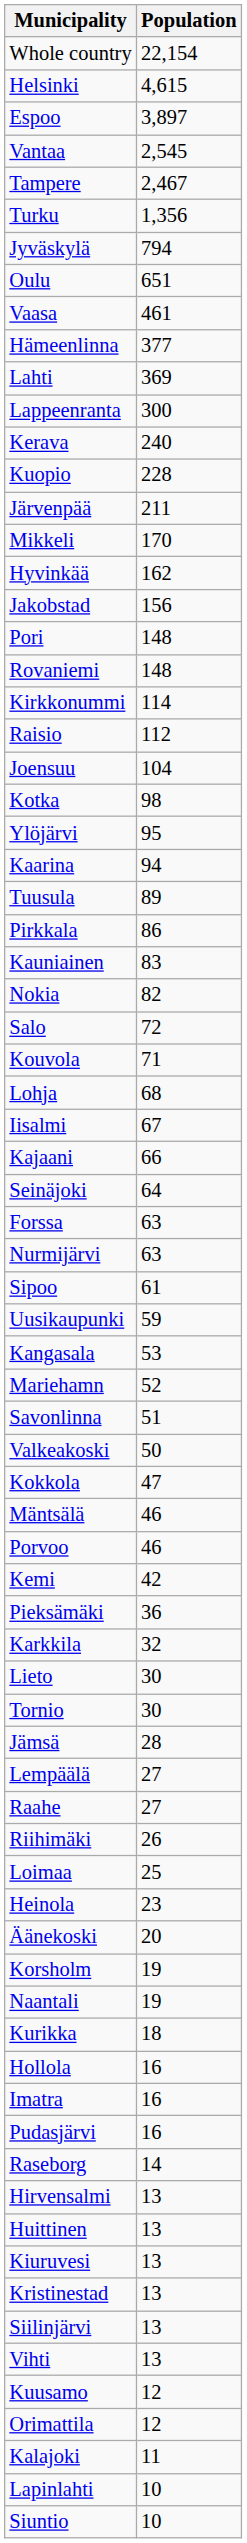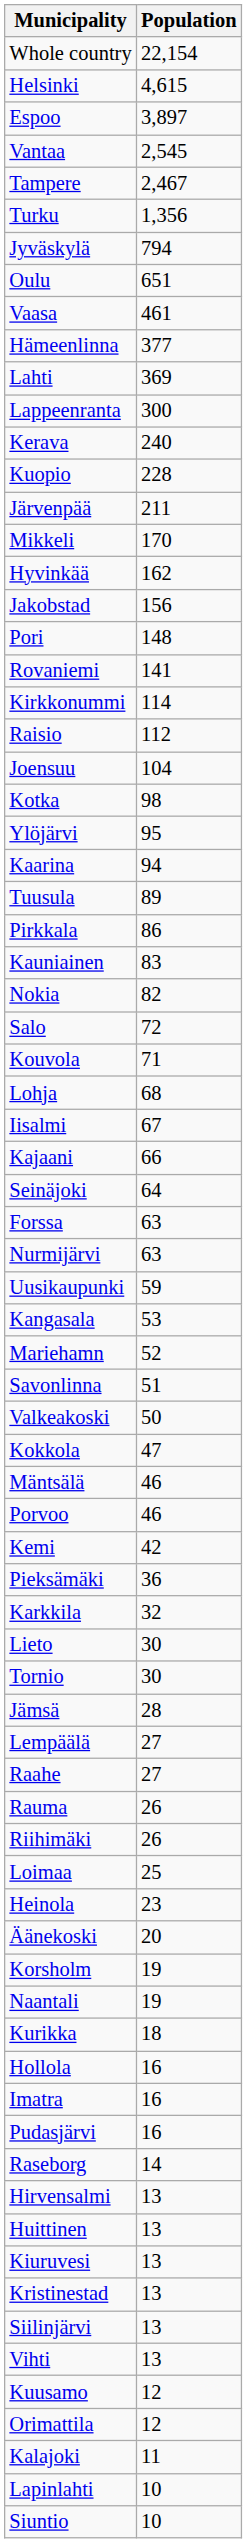(156, 670) 148 -> (156, 670) 141
- row: (33, 1287)
+ row: (38, 1807)
